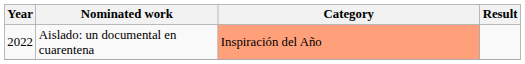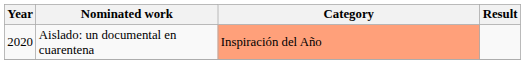(20, 42) 2022 -> (20, 42) 2020
